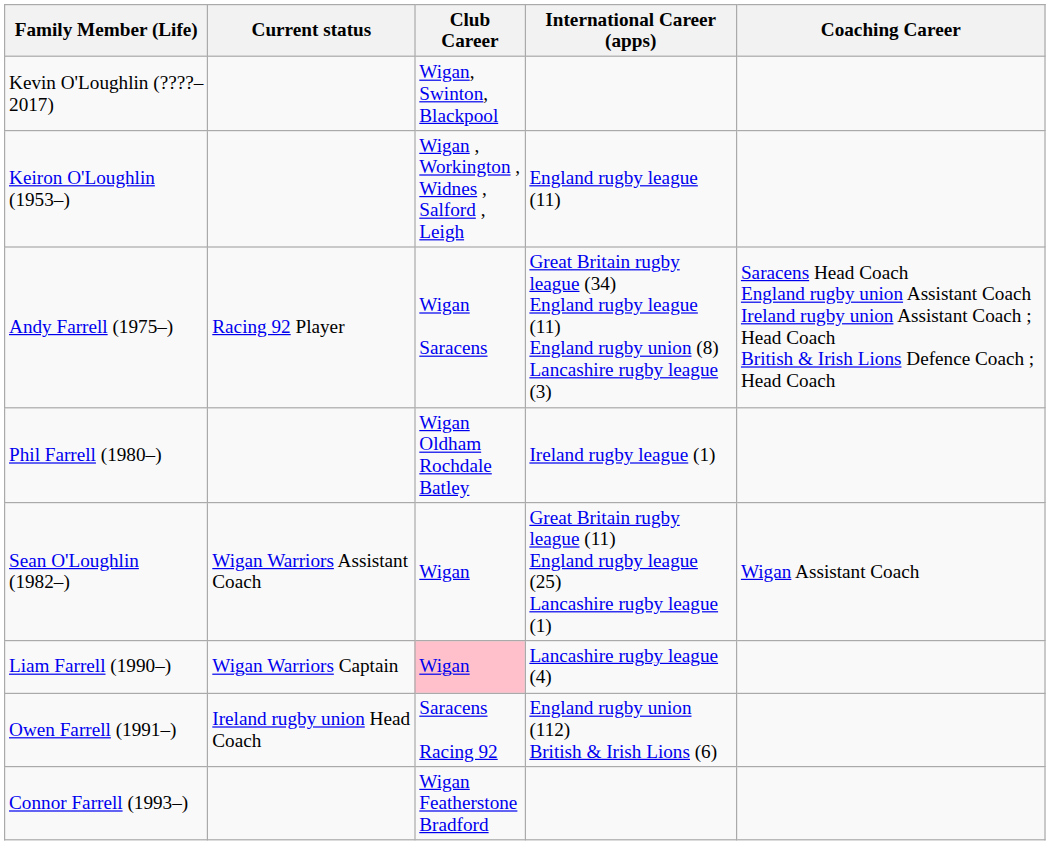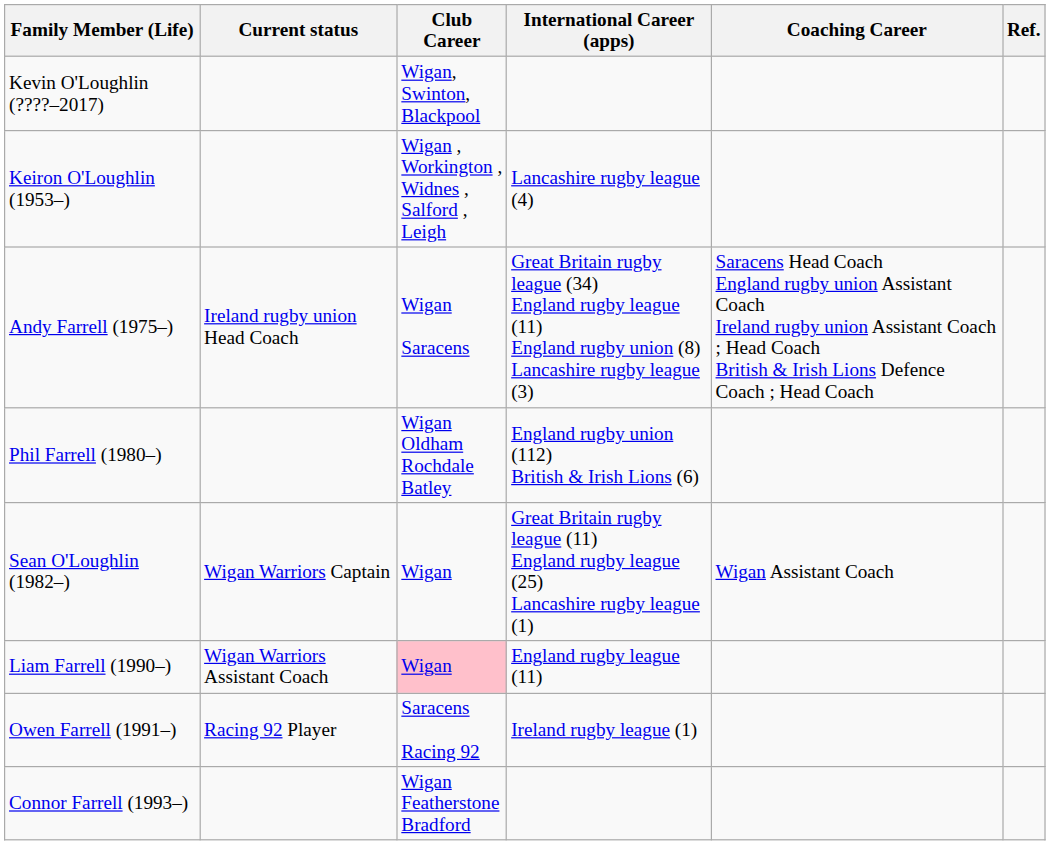+ column: (1024, 30)
(614, 188) England rugby league (11) -> (606, 188) Lancashire rugby league (4)
(278, 327) Racing 92 Player -> (280, 327) Ireland rugby union Head Coach
(622, 454) Ireland rugby league (1) -> (605, 454) England rugby union (112) British & Irish Lions (6)
(310, 571) Wigan Warriors Assistant Coach -> (297, 571) Wigan Warriors Captain
(305, 666) Wigan Warriors Captain -> (266, 666) Wigan Warriors Assistant Coach
(624, 666) Lancashire rugby league (4) -> (595, 666) England rugby league (11)
(311, 729) Ireland rugby union Head Coach -> (270, 729) Racing 92 Player
(623, 729) England rugby union (112) British & Irish Lions (6) -> (604, 729) Ireland rugby league (1)
